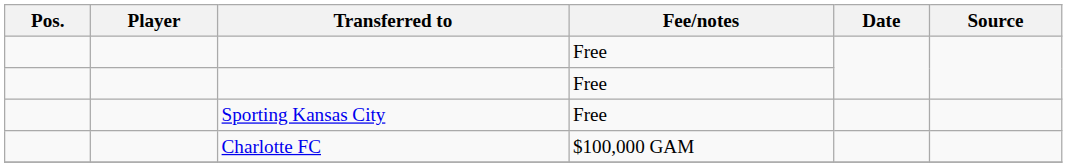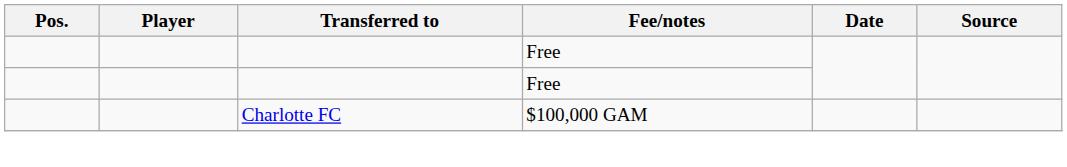- row: (303, 115)
